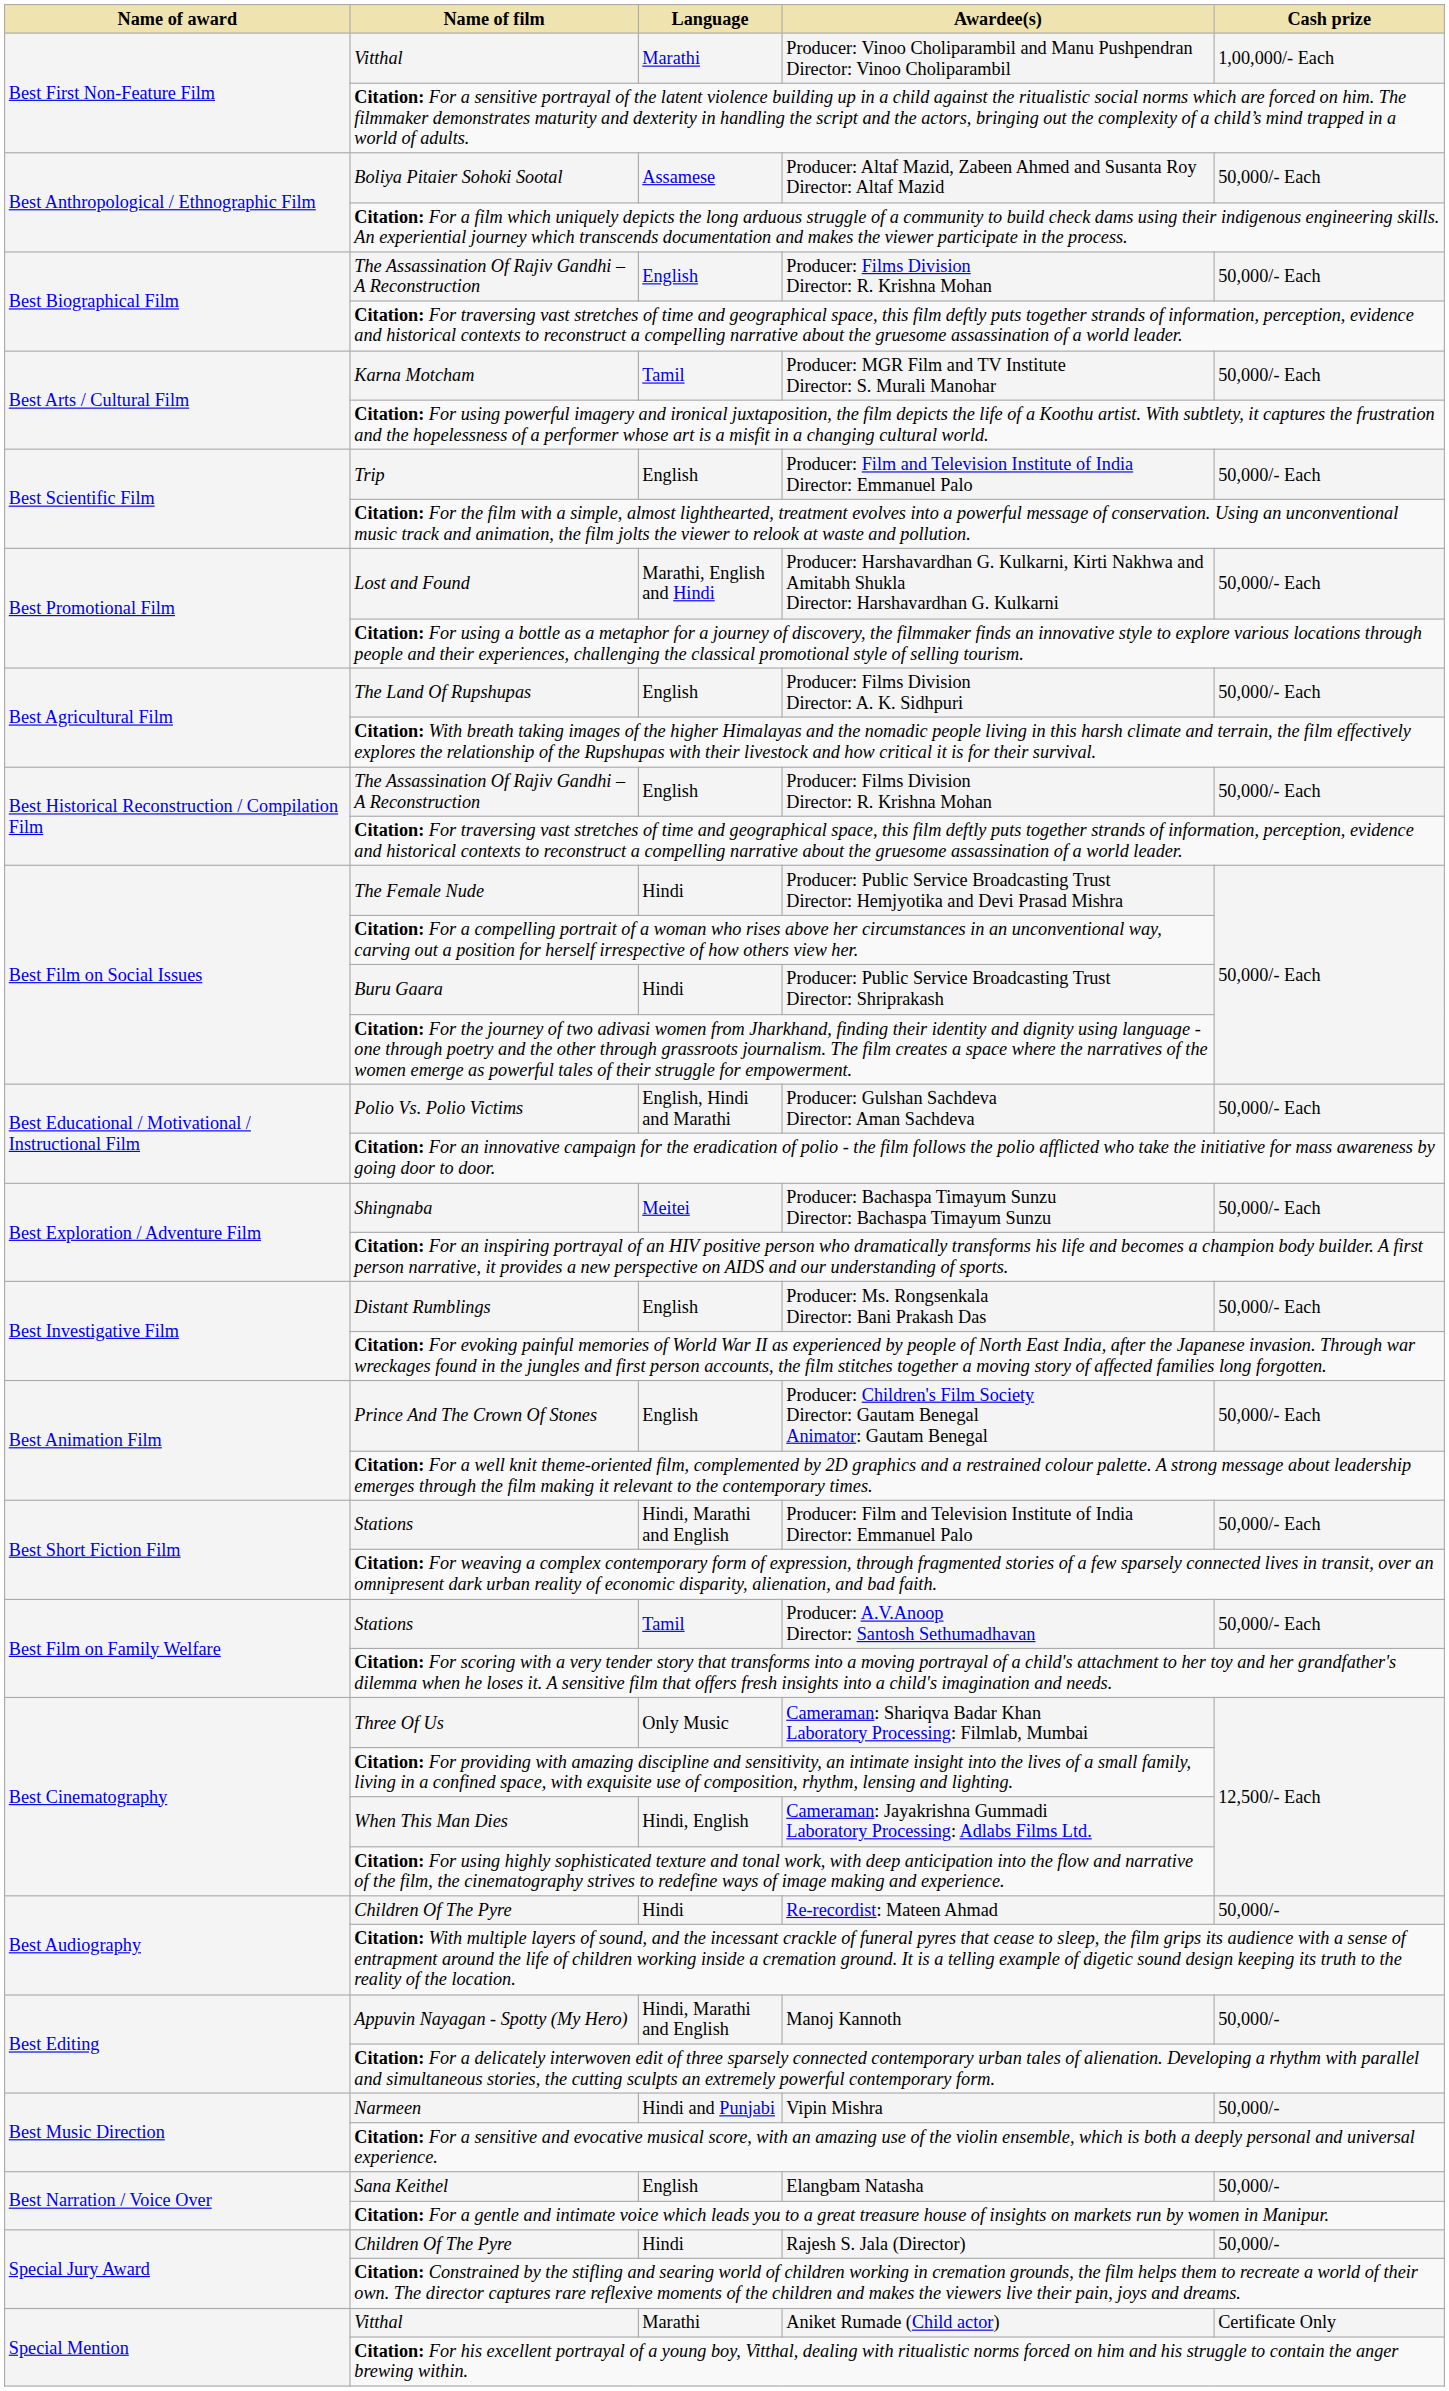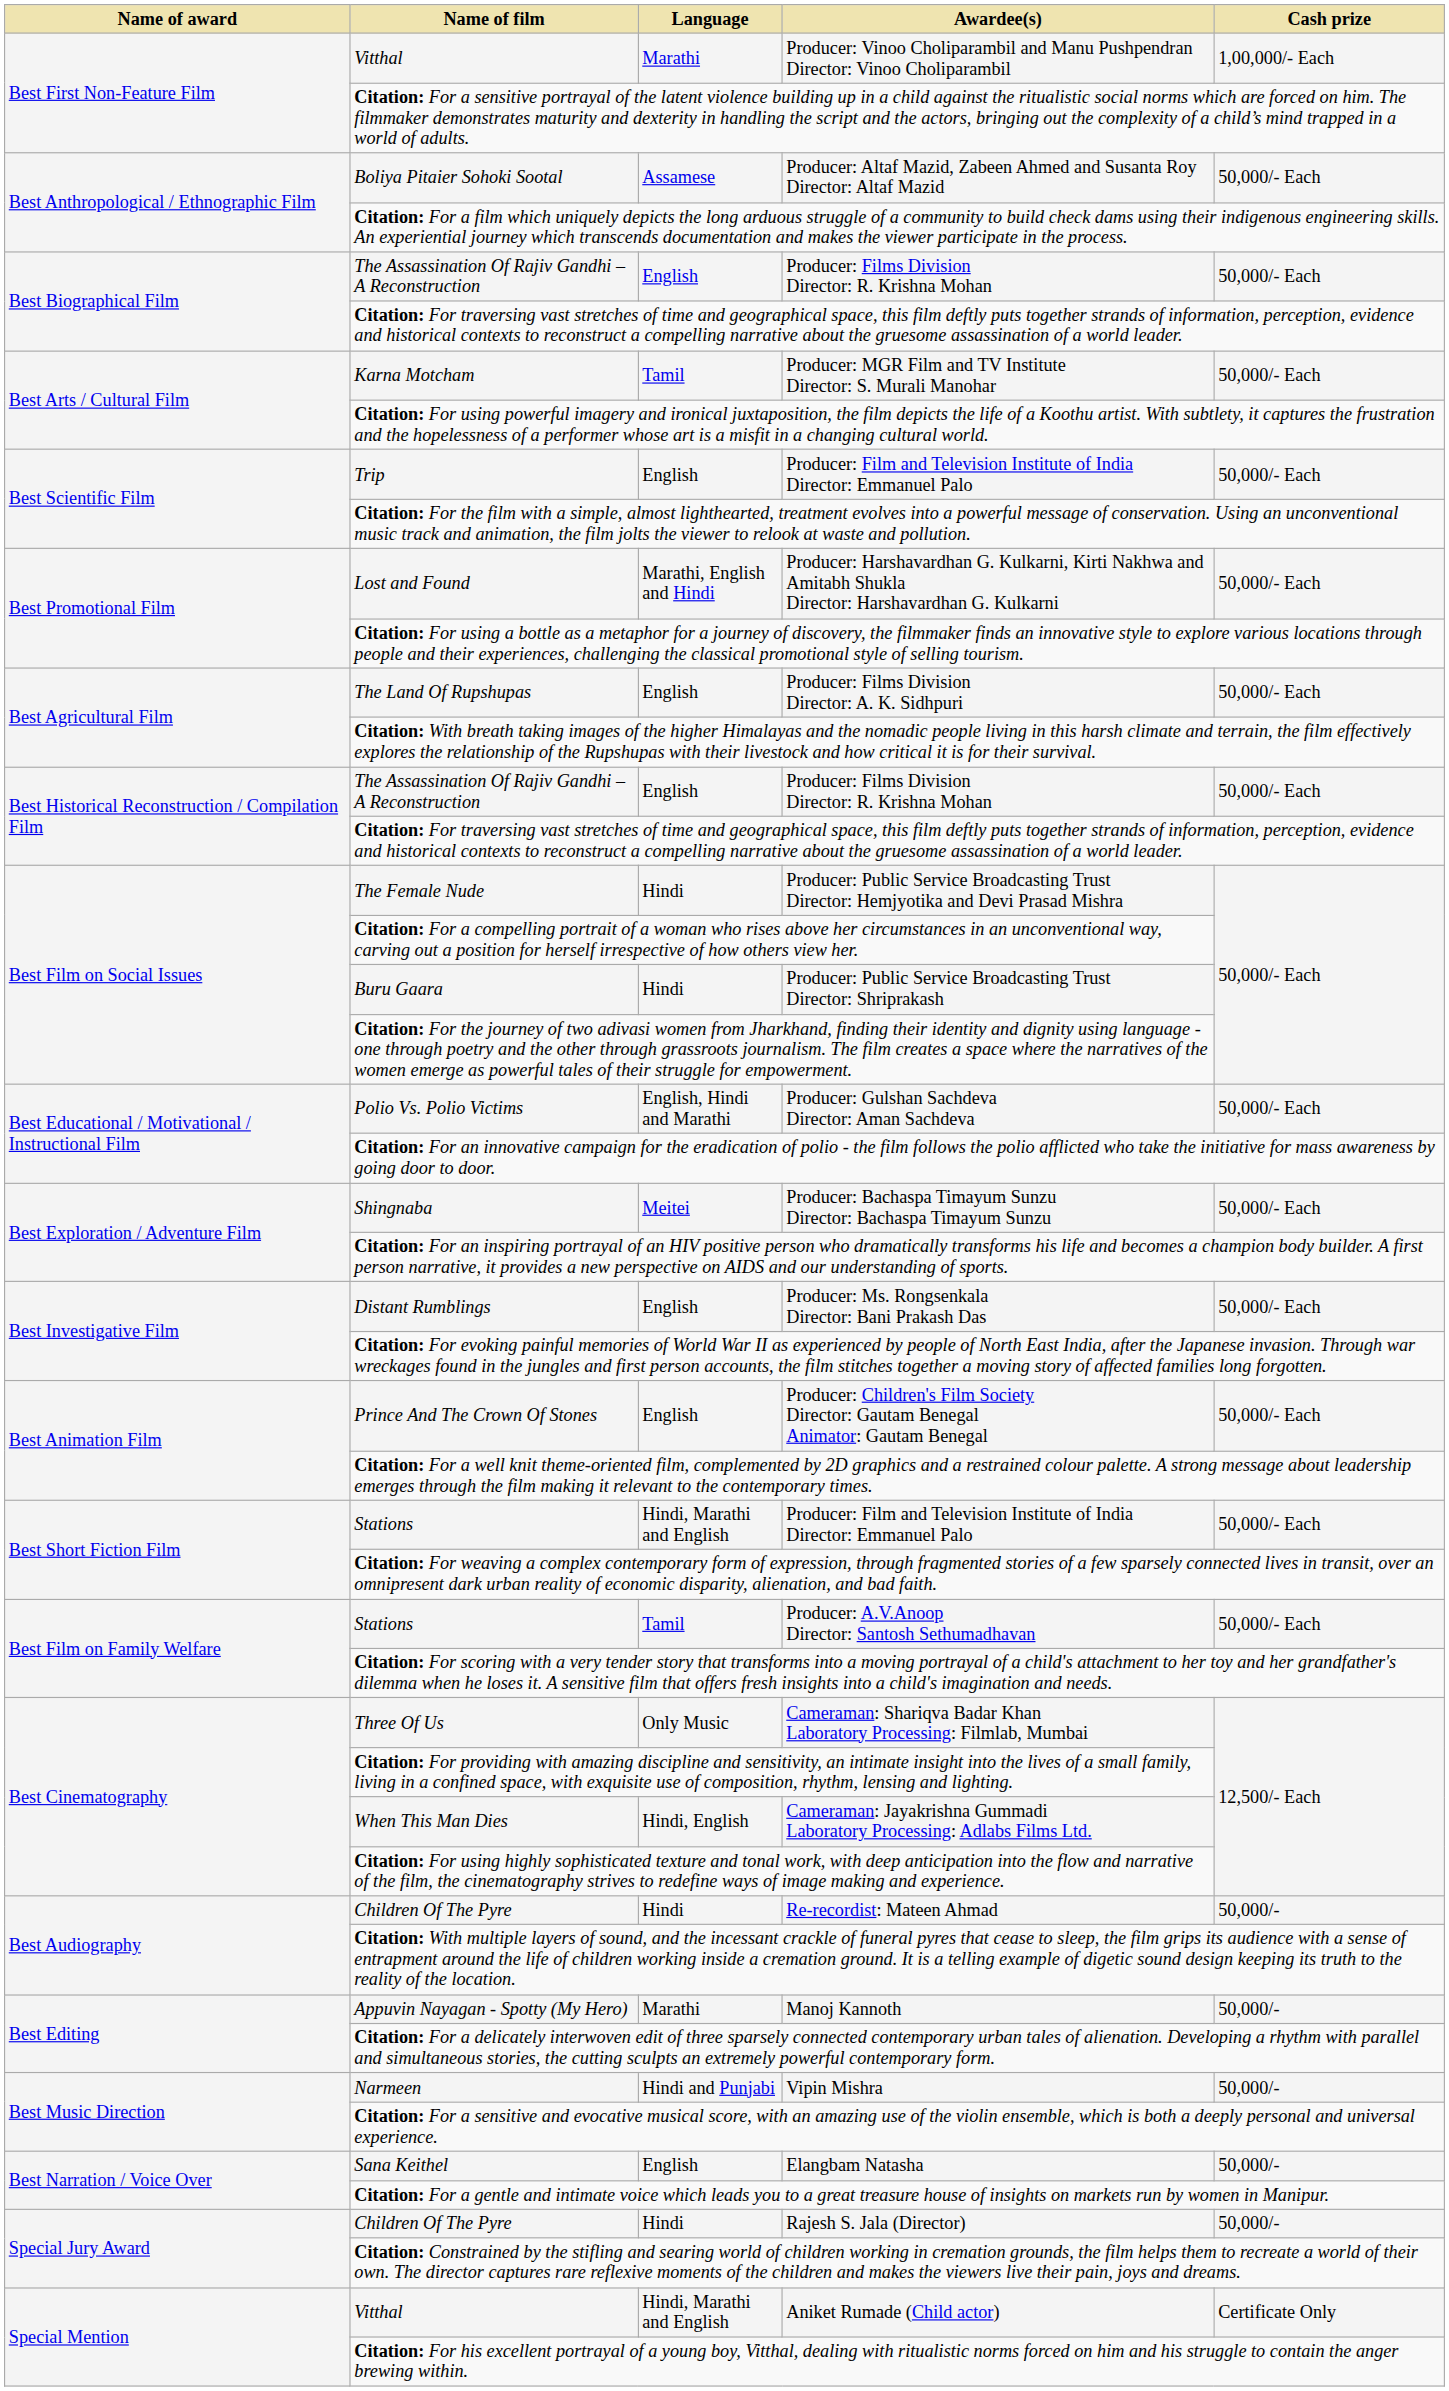(696, 2019) Hindi, Marathi and English -> (671, 2008) Marathi
(671, 2322) Marathi -> (696, 2312) Hindi, Marathi and English
